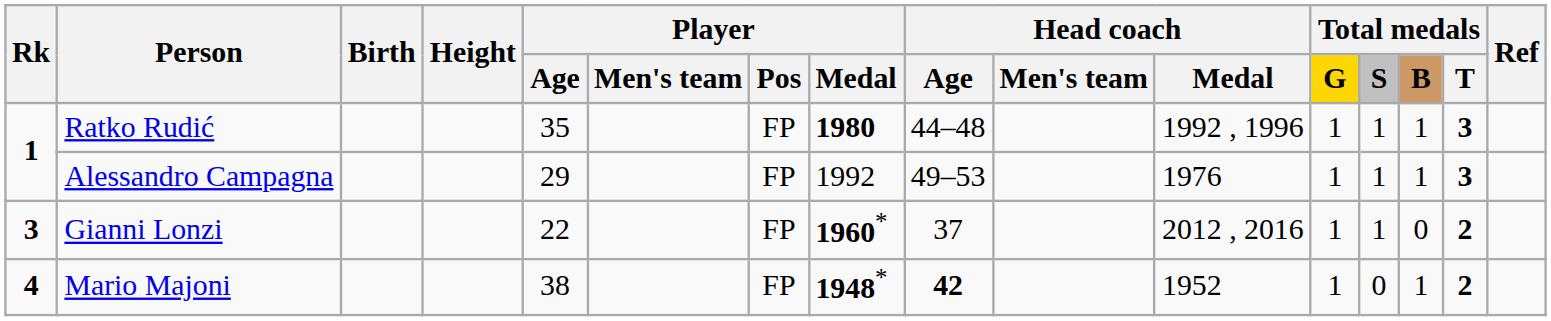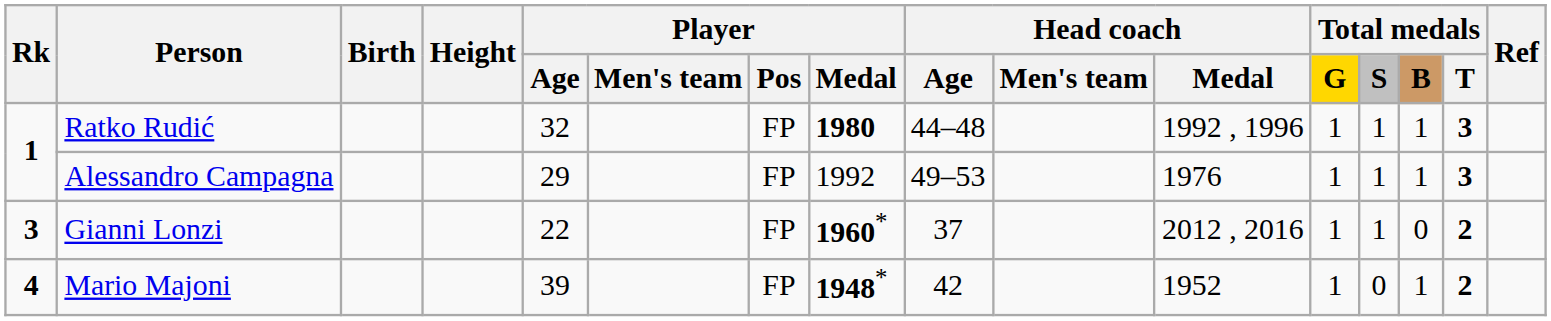(555, 127) 35 -> (555, 127) 32
(555, 286) 38 -> (555, 286) 39
(948, 286) bold -> (948, 286) normal
